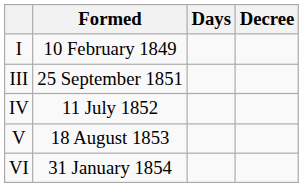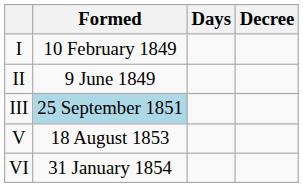+ row: (19, 78)
(110, 78) no background -> (110, 108) lightblue background
- row: (19, 108)
